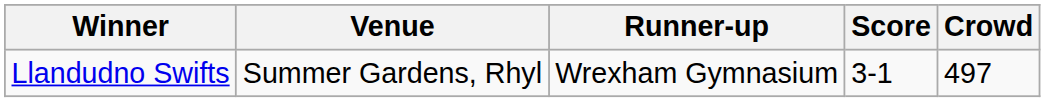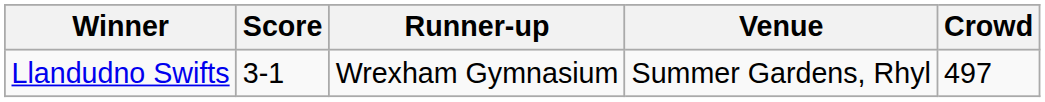columns swapped: (891, 27) <-> (392, 27)
